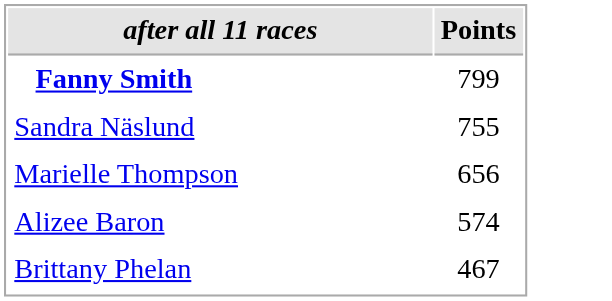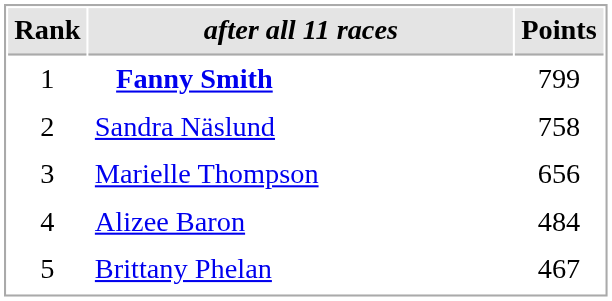+ column: (47, 30)
(478, 127) 755 -> (559, 127) 758
(478, 221) 574 -> (559, 221) 484
